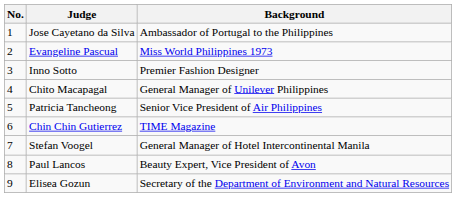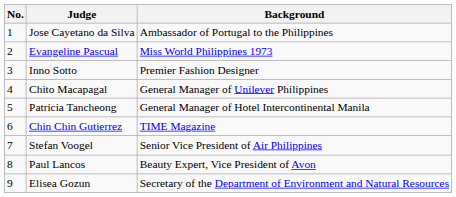(231, 108) Senior Vice President of Air Philippines -> (255, 108) General Manager of Hotel Intercontinental Manila
(255, 145) General Manager of Hotel Intercontinental Manila -> (231, 145) Senior Vice President of Air Philippines
